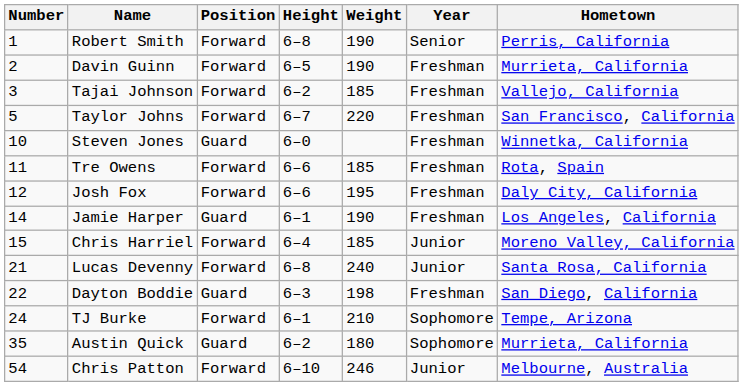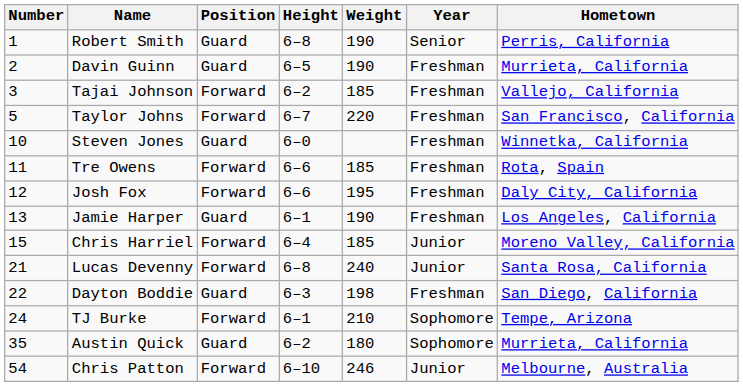(233, 43) Forward -> (224, 43) Guard
(233, 68) Forward -> (224, 68) Guard
(18, 219) 14 -> (18, 219) 13
